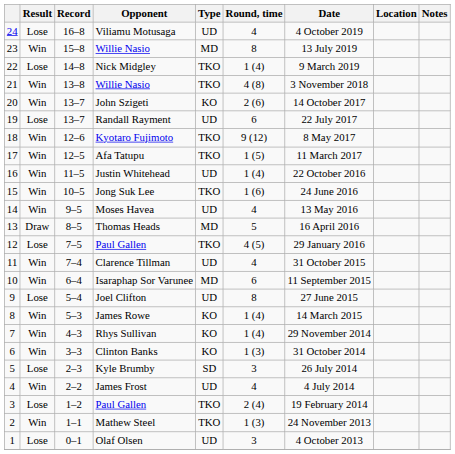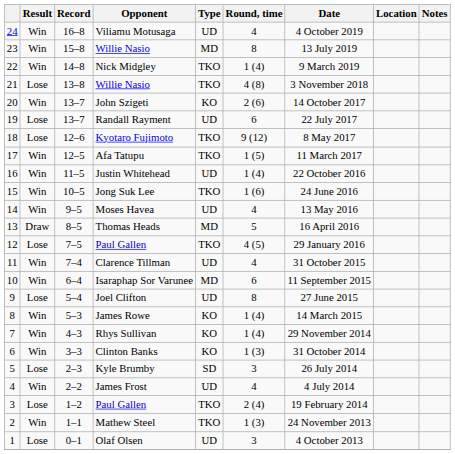(37, 31) Lose -> (37, 31) Win
(37, 66) Lose -> (37, 66) Win
(37, 84) Win -> (37, 84) Lose
(37, 138) Win -> (37, 138) Lose
